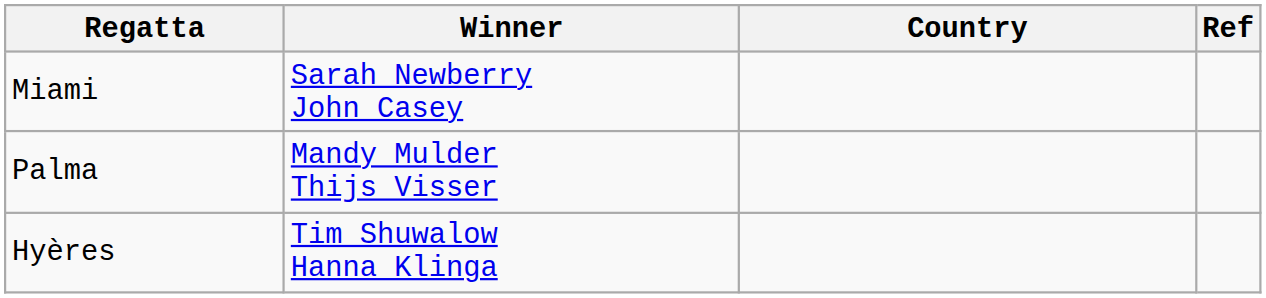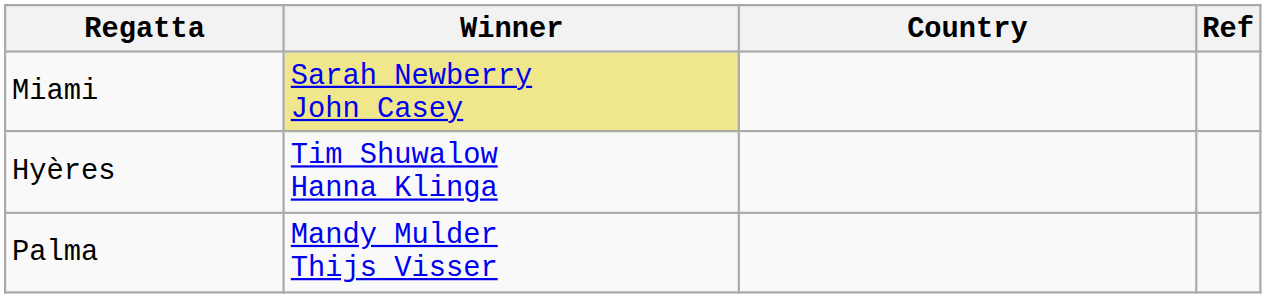(412, 92) no background -> (412, 92) khaki background
rows swapped: (55, 172) <-> (64, 252)
